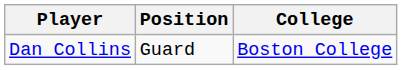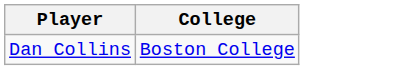- column: (184, 20)
